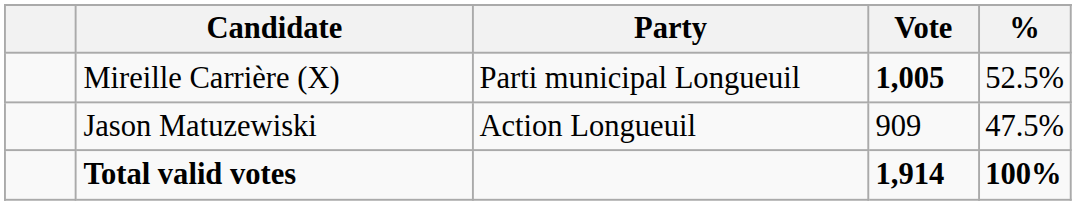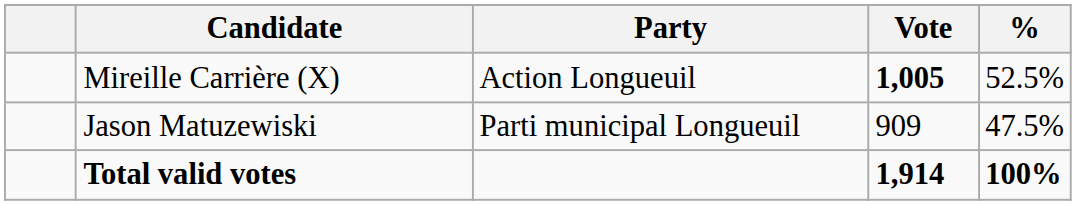(640, 77) Parti municipal Longueuil -> (588, 77) Action Longueuil
(588, 125) Action Longueuil -> (640, 125) Parti municipal Longueuil
